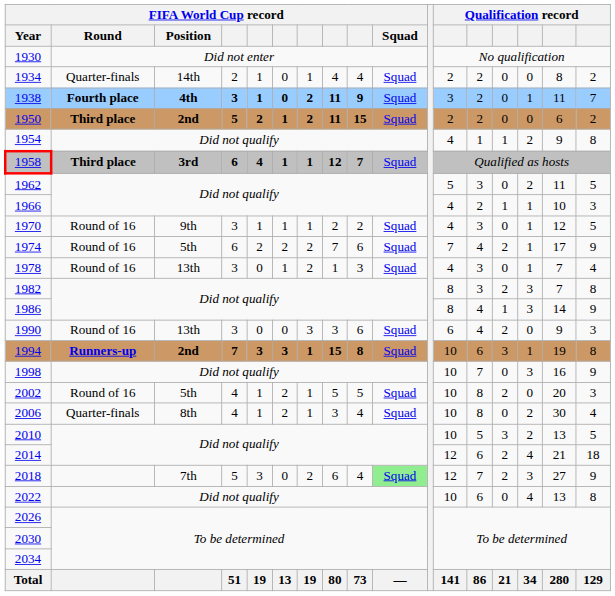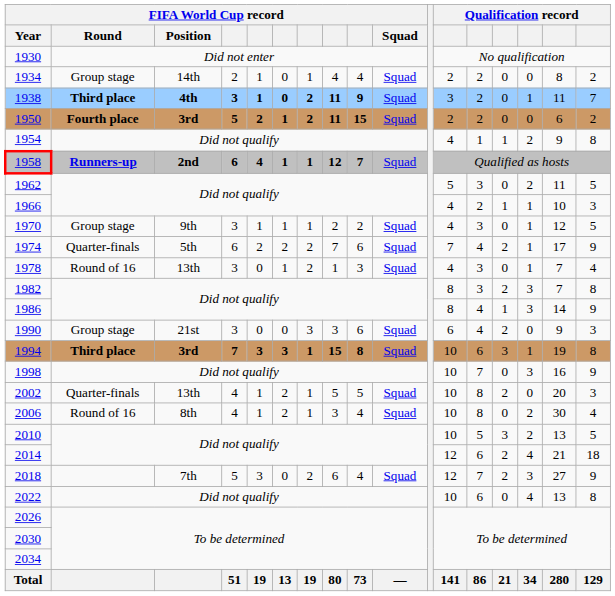(103, 77) Quarter-finals -> (103, 77) Group stage
(103, 98) Fourth place -> (103, 98) Third place
(103, 118) Third place -> (103, 118) Fourth place
(188, 118) 2nd -> (188, 118) 3rd
(103, 162) Third place -> (103, 162) Runners-up
(188, 162) 3rd -> (188, 162) 2nd
(103, 226) Round of 16 -> (103, 226) Group stage
(103, 247) Round of 16 -> (103, 247) Quarter-finals
(103, 330) Round of 16 -> (103, 330) Group stage
(188, 330) 13th -> (188, 330) 21st
(103, 351) Runners-up -> (103, 351) Third place
(188, 351) 2nd -> (188, 351) 3rd
(103, 392) Round of 16 -> (103, 392) Quarter-finals
(188, 392) 5th -> (188, 392) 13th
(103, 413) Quarter-finals -> (103, 413) Round of 16
(400, 475) lightgreen background -> (400, 475) no background
